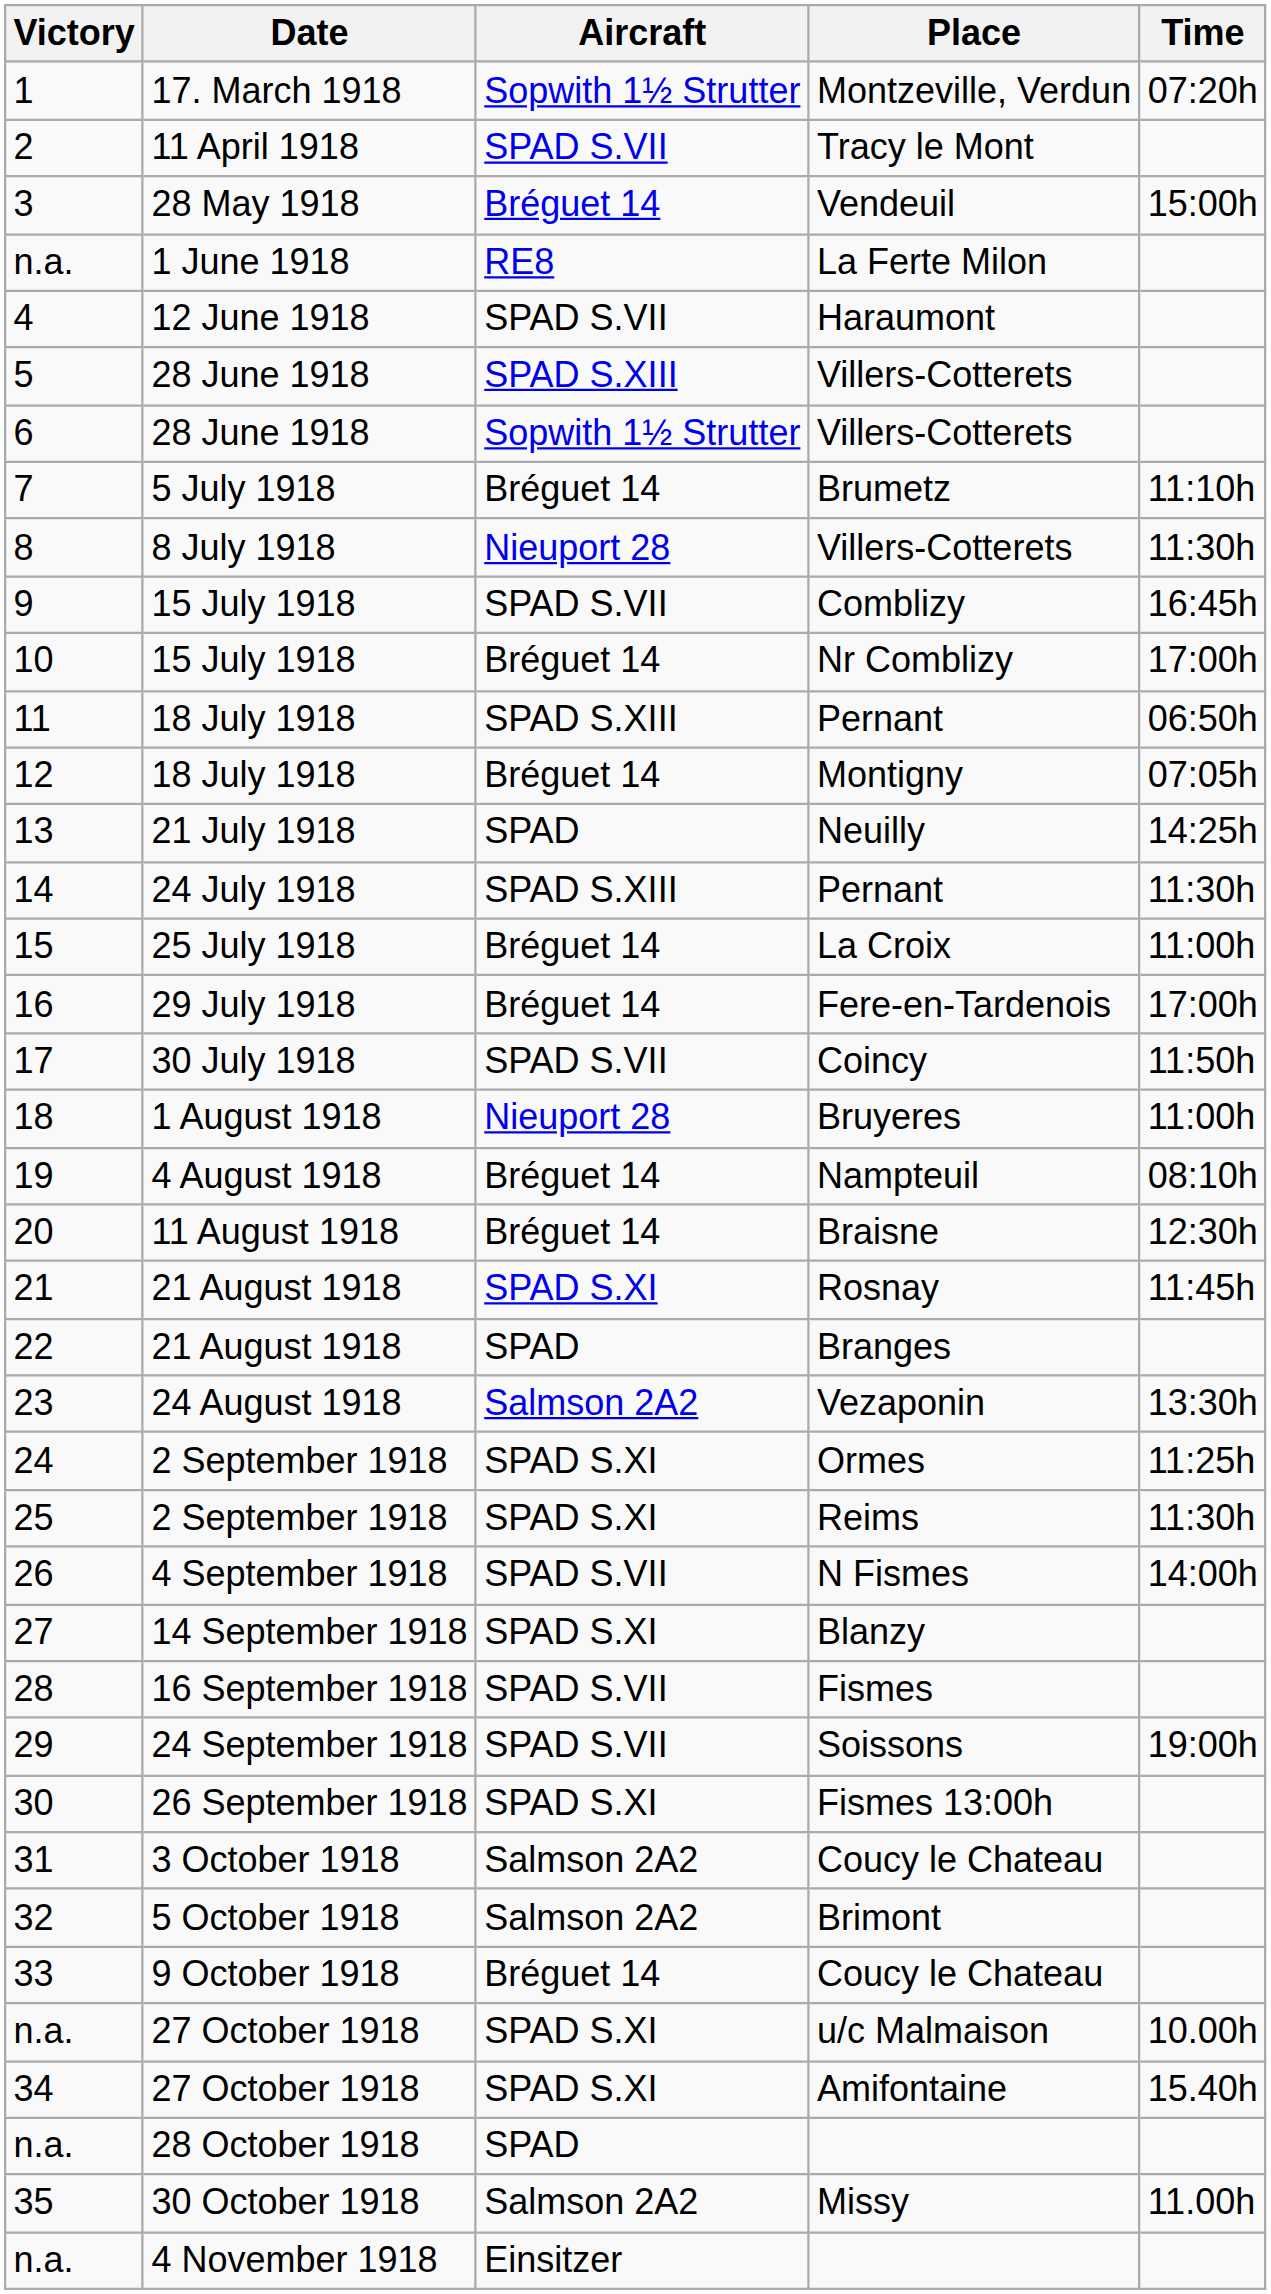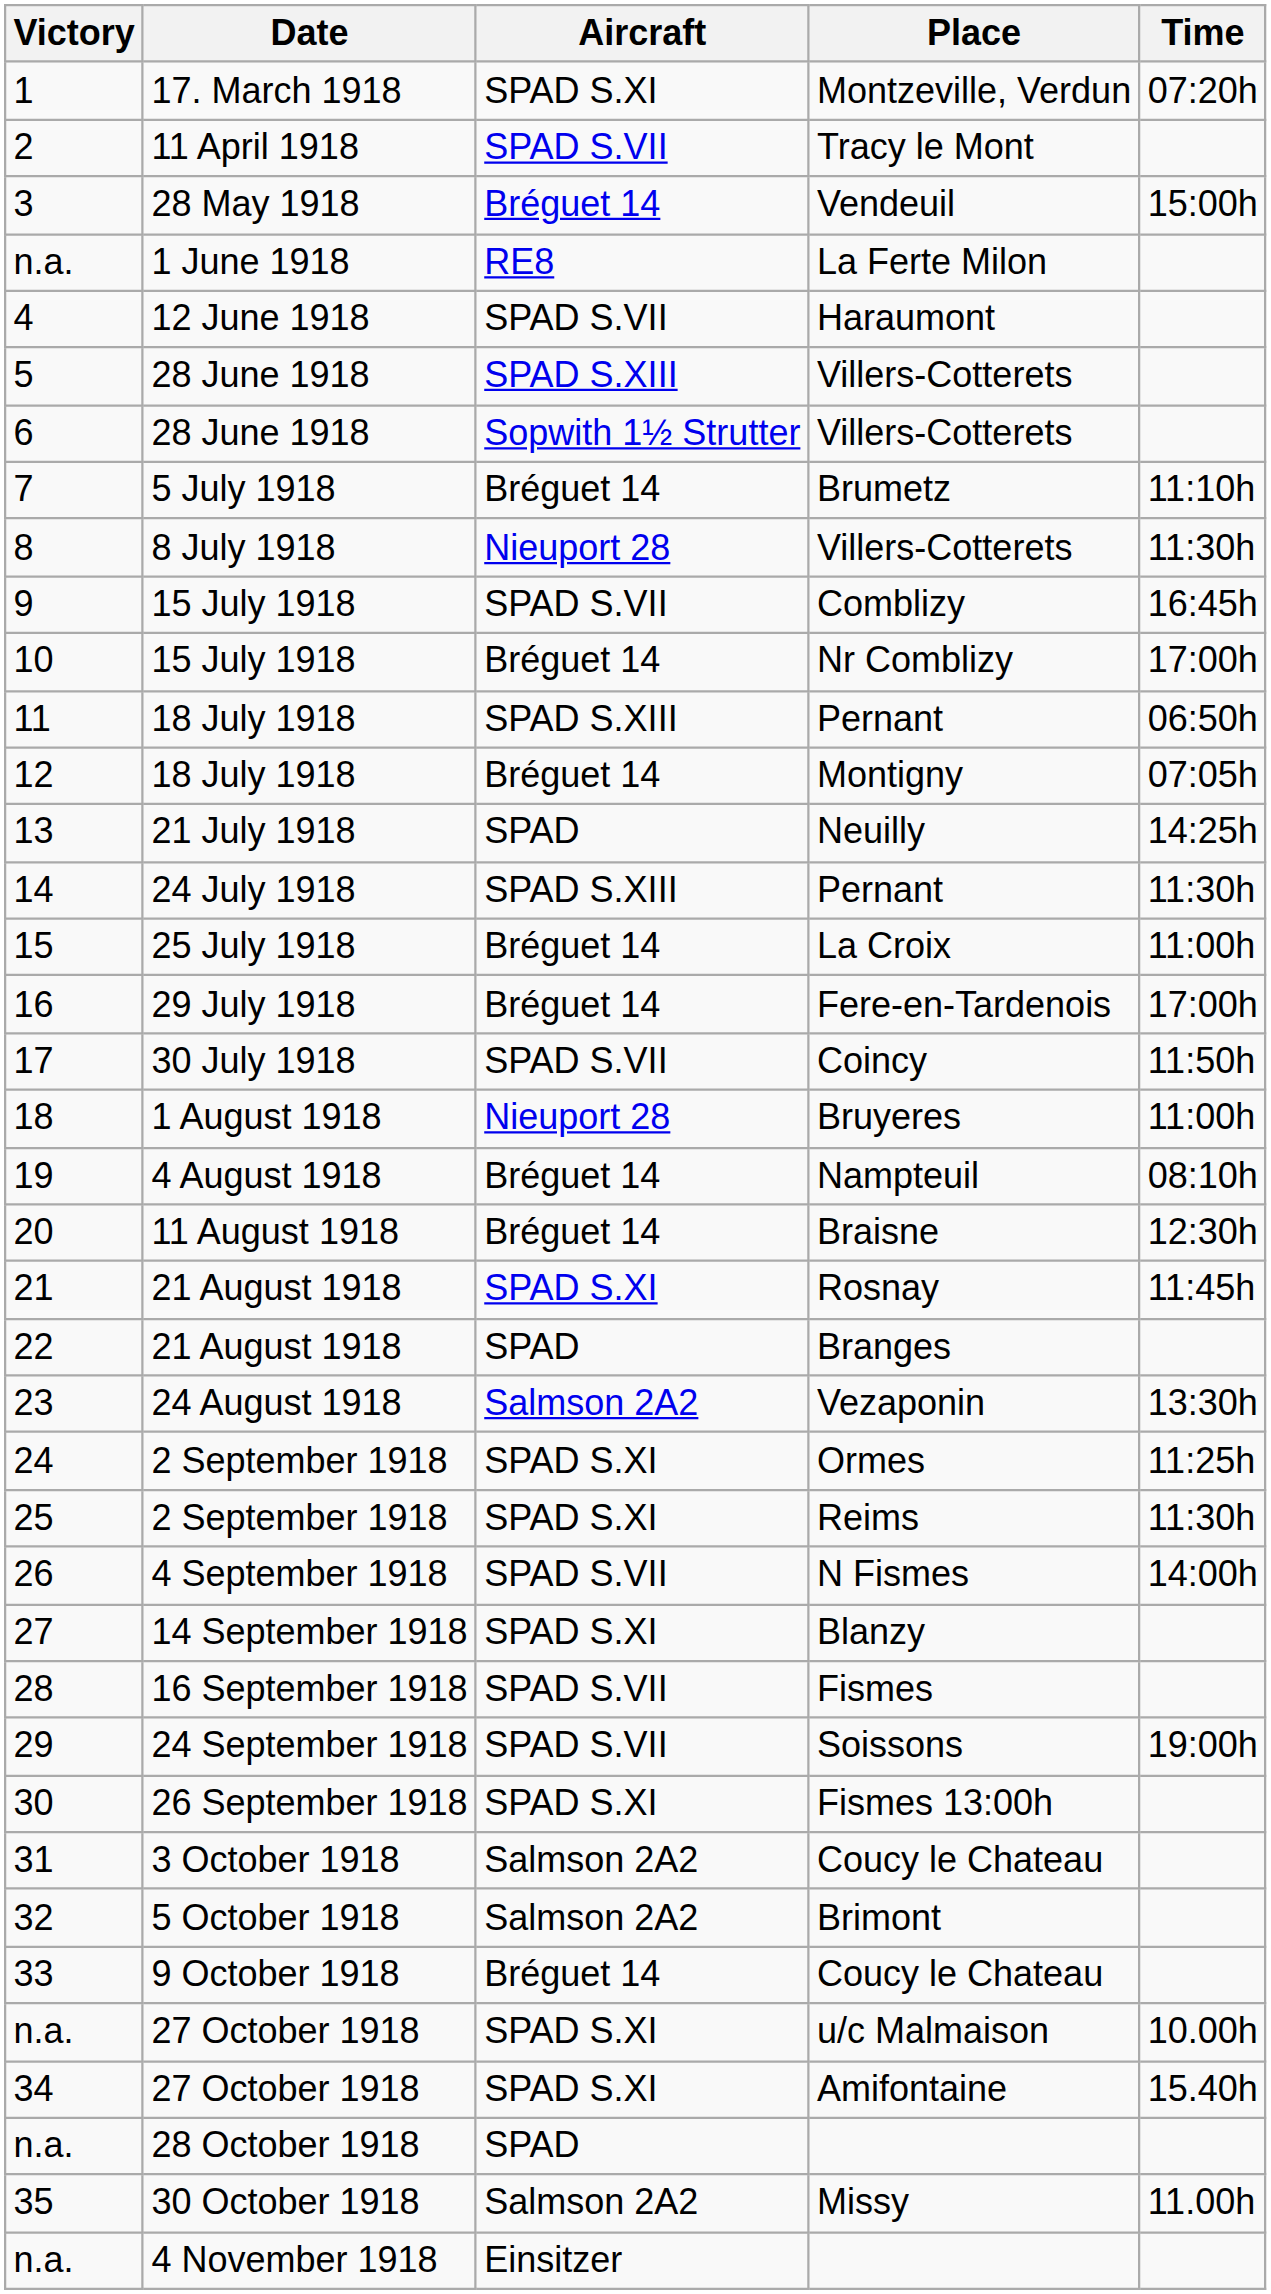(642, 90) Sopwith 1½ Strutter -> (571, 90) SPAD S.XI
